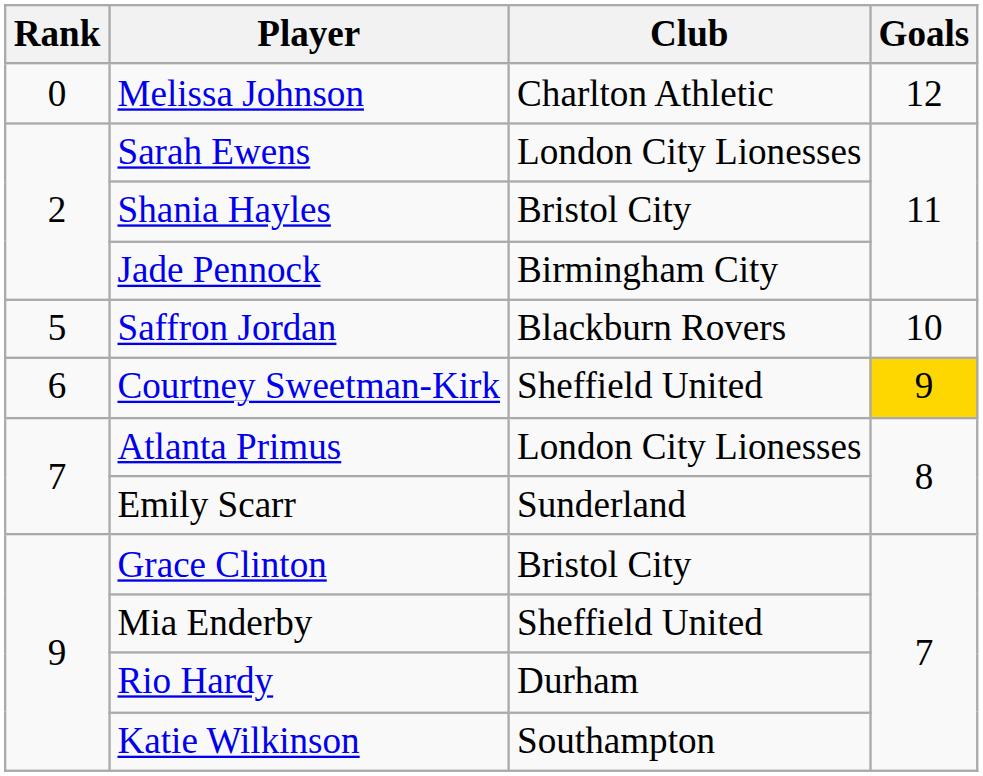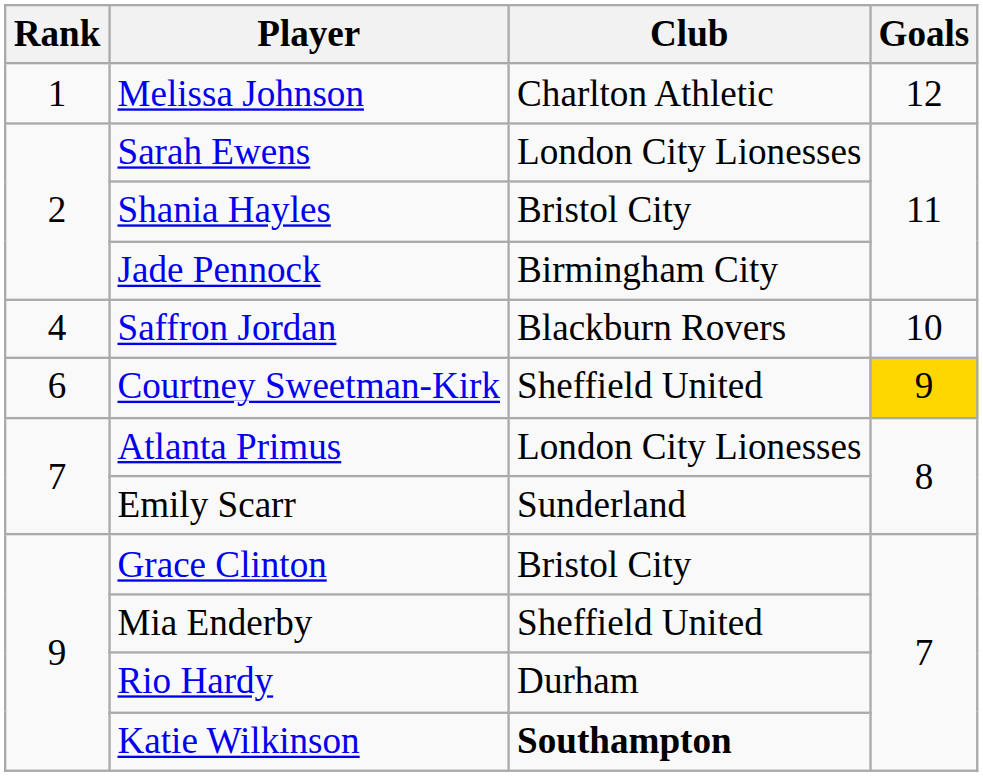(57, 92) 0 -> (57, 92) 1
(57, 328) 5 -> (57, 328) 4
(616, 740) normal -> (624, 740) bold
